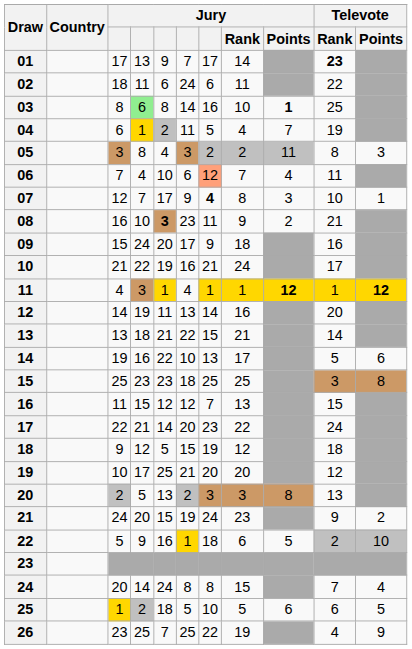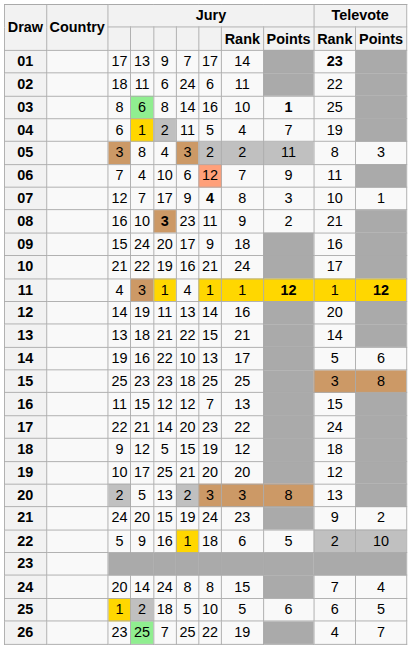(289, 175) 4 -> (289, 175) 9
(142, 632) no background -> (142, 632) lightgreen background
(381, 632) 9 -> (381, 632) 7
